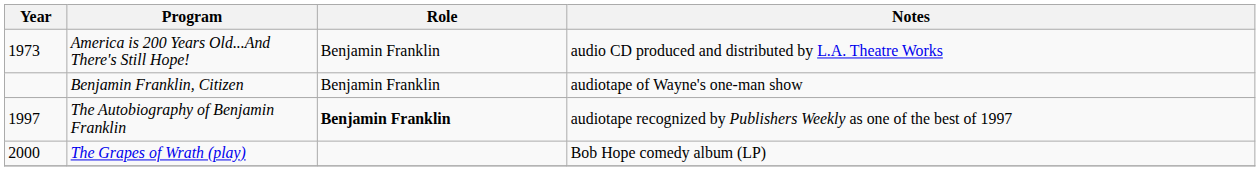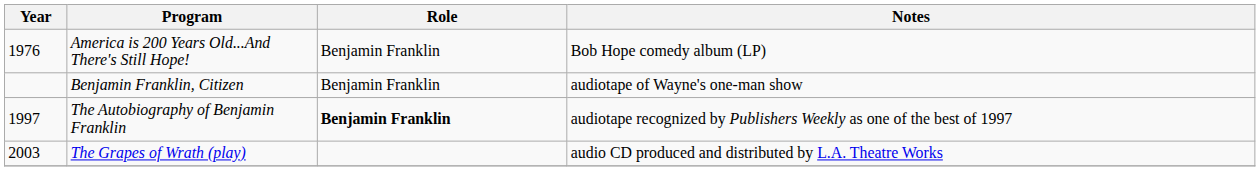(24, 51) 1973 -> (24, 51) 1976
(757, 51) audio CD produced and distributed by L.A. Theatre Works -> (668, 51) Bob Hope comedy album (LP)
(24, 153) 2000 -> (24, 153) 2003
(668, 153) Bob Hope comedy album (LP) -> (757, 153) audio CD produced and distributed by L.A. Theatre Works
